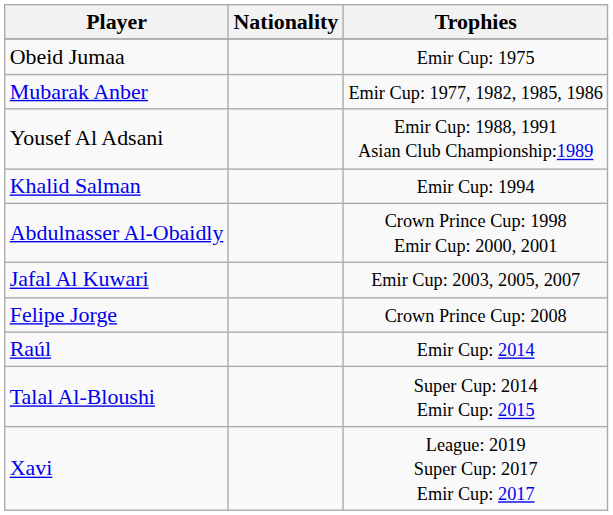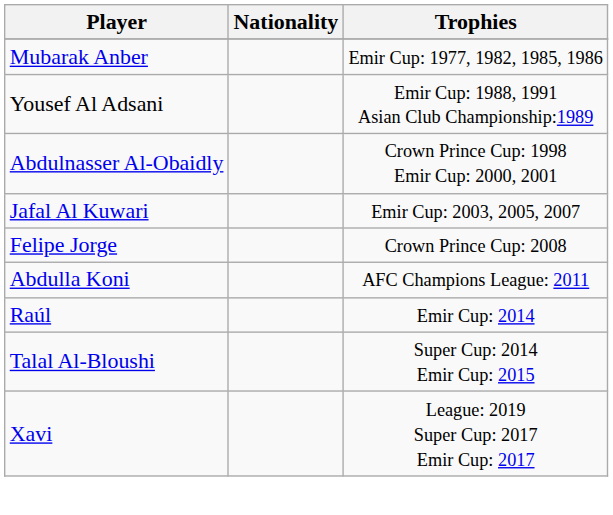- row: (67, 56)
- row: (75, 185)
+ row: (70, 279)
